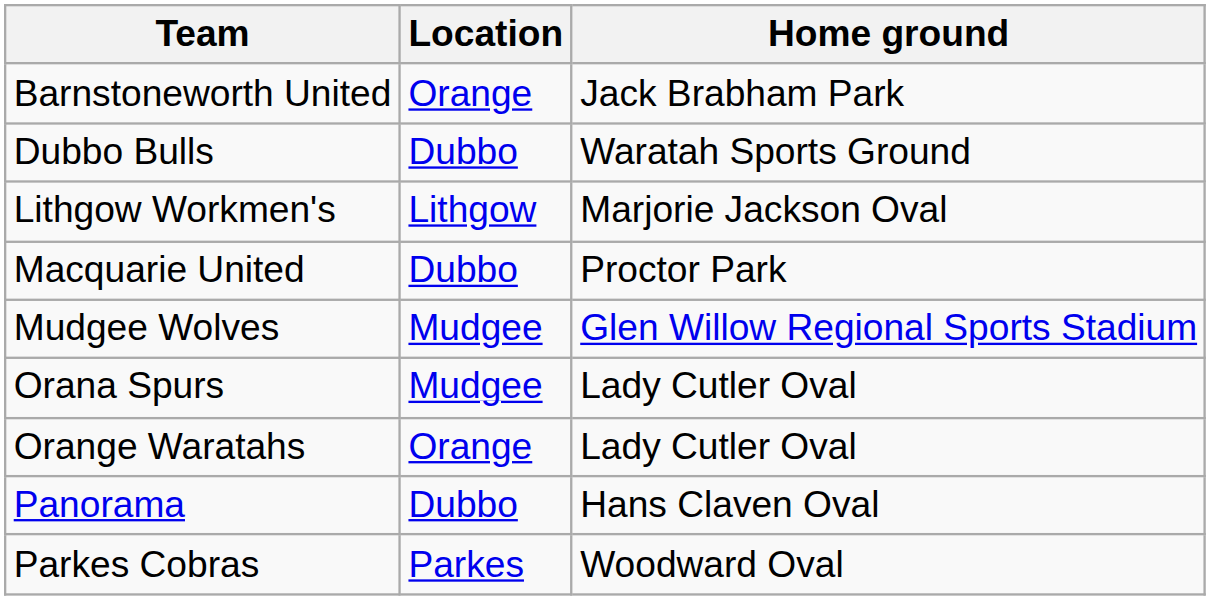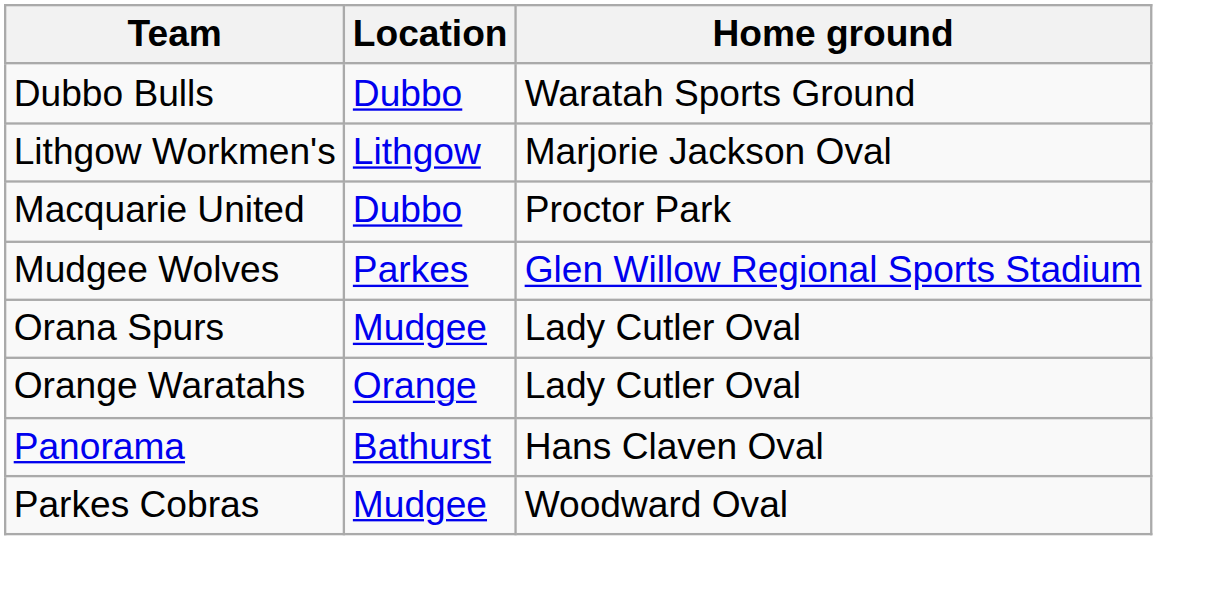- row: (203, 92)
(476, 328) Mudgee -> (411, 269) Parkes
(463, 504) Dubbo -> (422, 446) Bathurst
(466, 563) Parkes -> (420, 504) Mudgee
